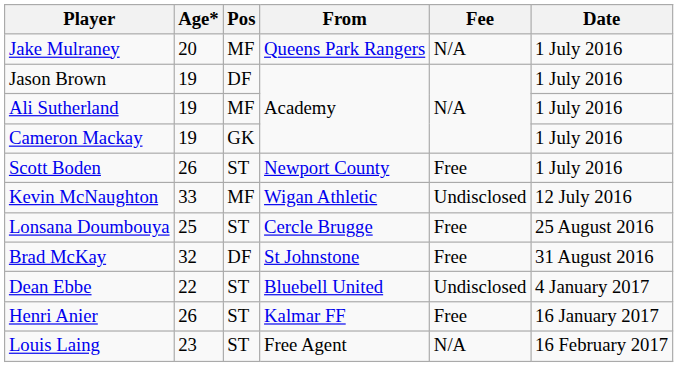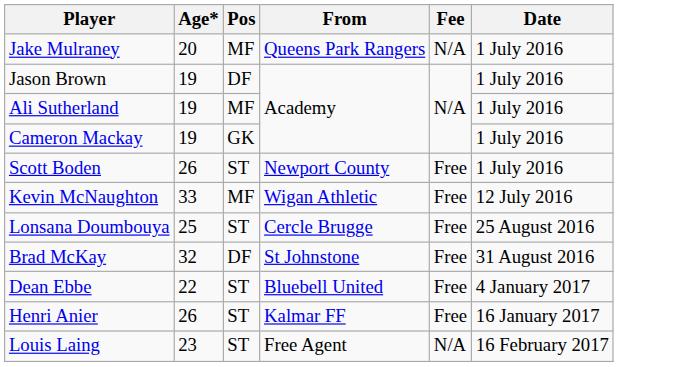(480, 197) Undisclosed -> (451, 197) Free
(480, 286) Undisclosed -> (451, 286) Free
